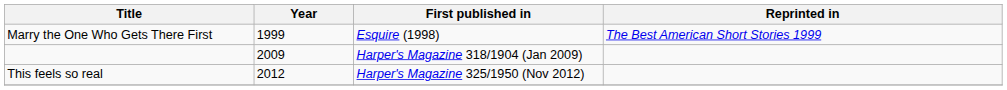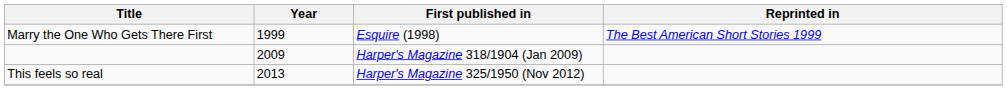(271, 74) 2012 -> (271, 74) 2013
